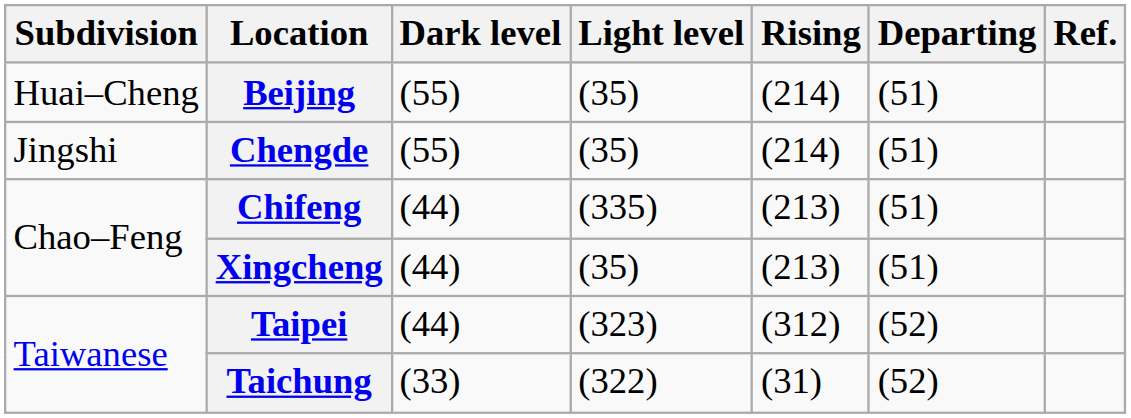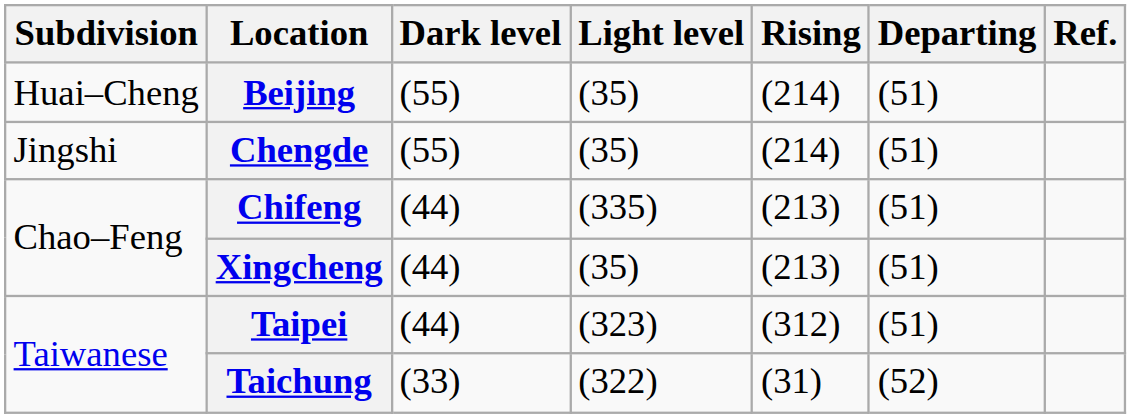(908, 324) (52) -> (908, 324) (51)
